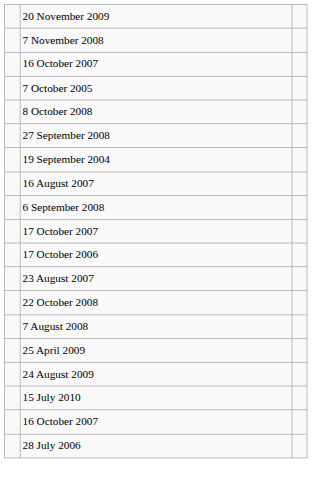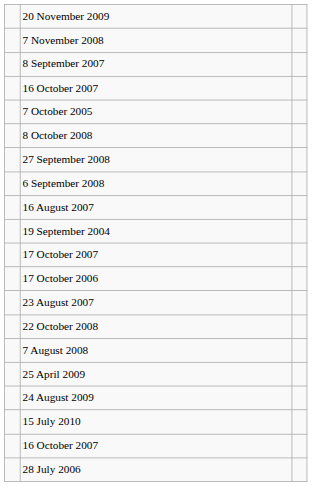+ row: (12, 64)
rows swapped: (12, 207) <-> (12, 160)
